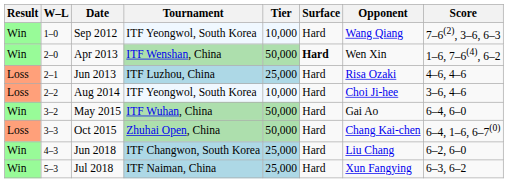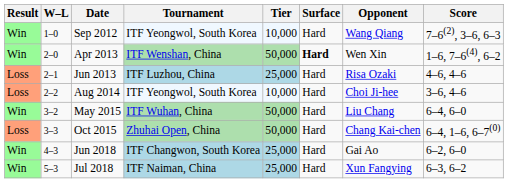(362, 111) Gai Ao -> (370, 111) Liu Chang
(370, 150) Liu Chang -> (362, 150) Gai Ao
